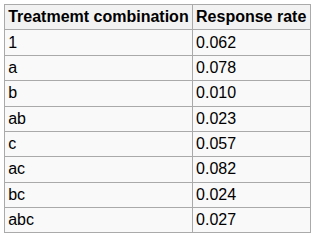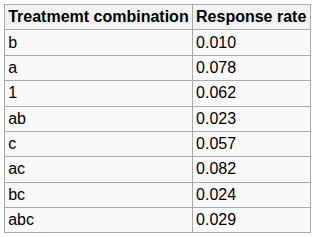rows swapped: (13, 42) <-> (13, 93)
(216, 220) 0.027 -> (216, 220) 0.029
